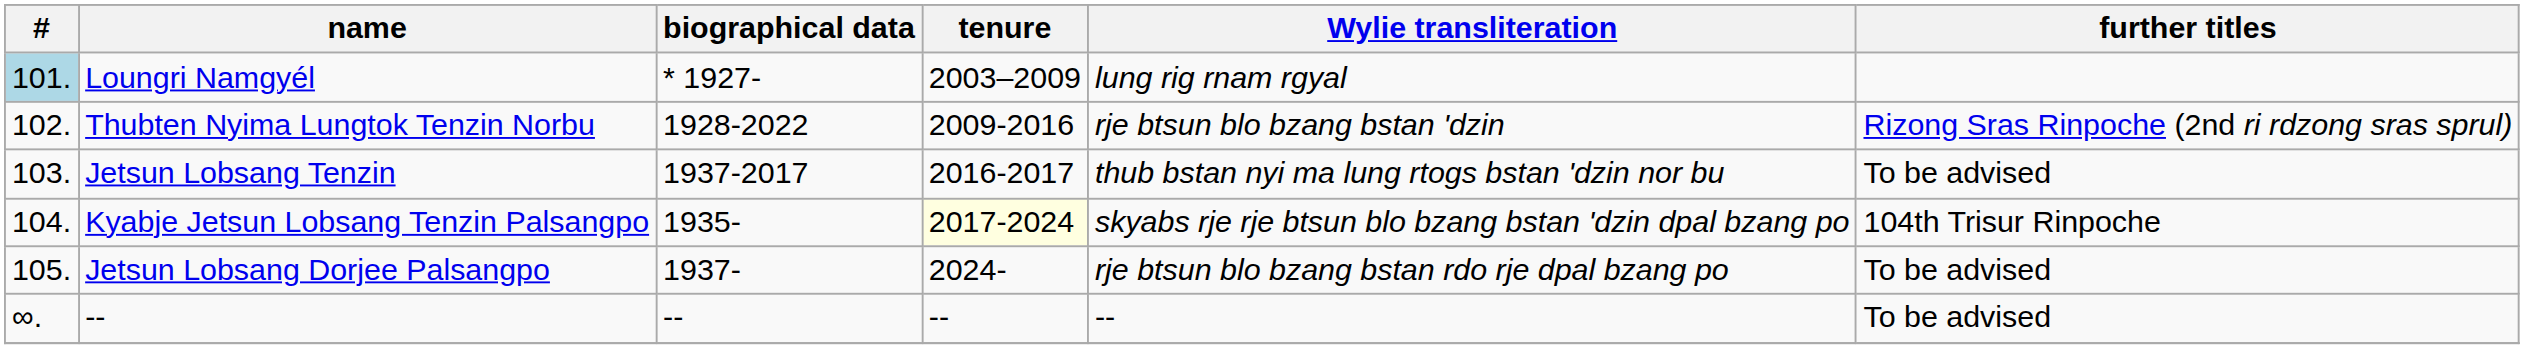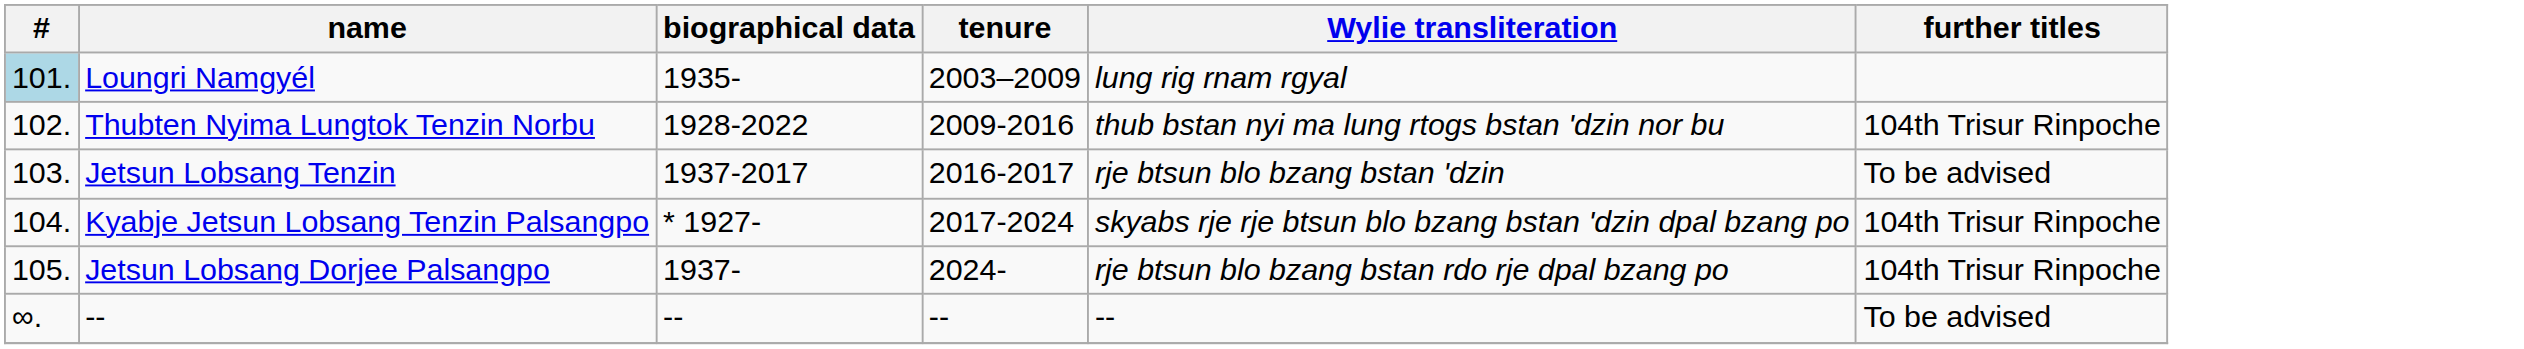(712, 76) * 1927- -> (702, 76) 1935-
(1300, 125) rje btsun blo bzang bstan 'dzin -> (1410, 125) thub bstan nyi ma lung rtogs bstan 'dzin nor bu
(2188, 125) Rizong Sras Rinpoche (2nd ri rdzong sras sprul) -> (2012, 125) 104th Trisur Rinpoche
(1410, 173) thub bstan nyi ma lung rtogs bstan 'dzin nor bu -> (1300, 173) rje btsun blo bzang bstan 'dzin
(702, 221) 1935- -> (712, 221) * 1927-
(1001, 221) lightyellow background -> (1001, 221) no background
(1957, 269) To be advised -> (2012, 269) 104th Trisur Rinpoche
